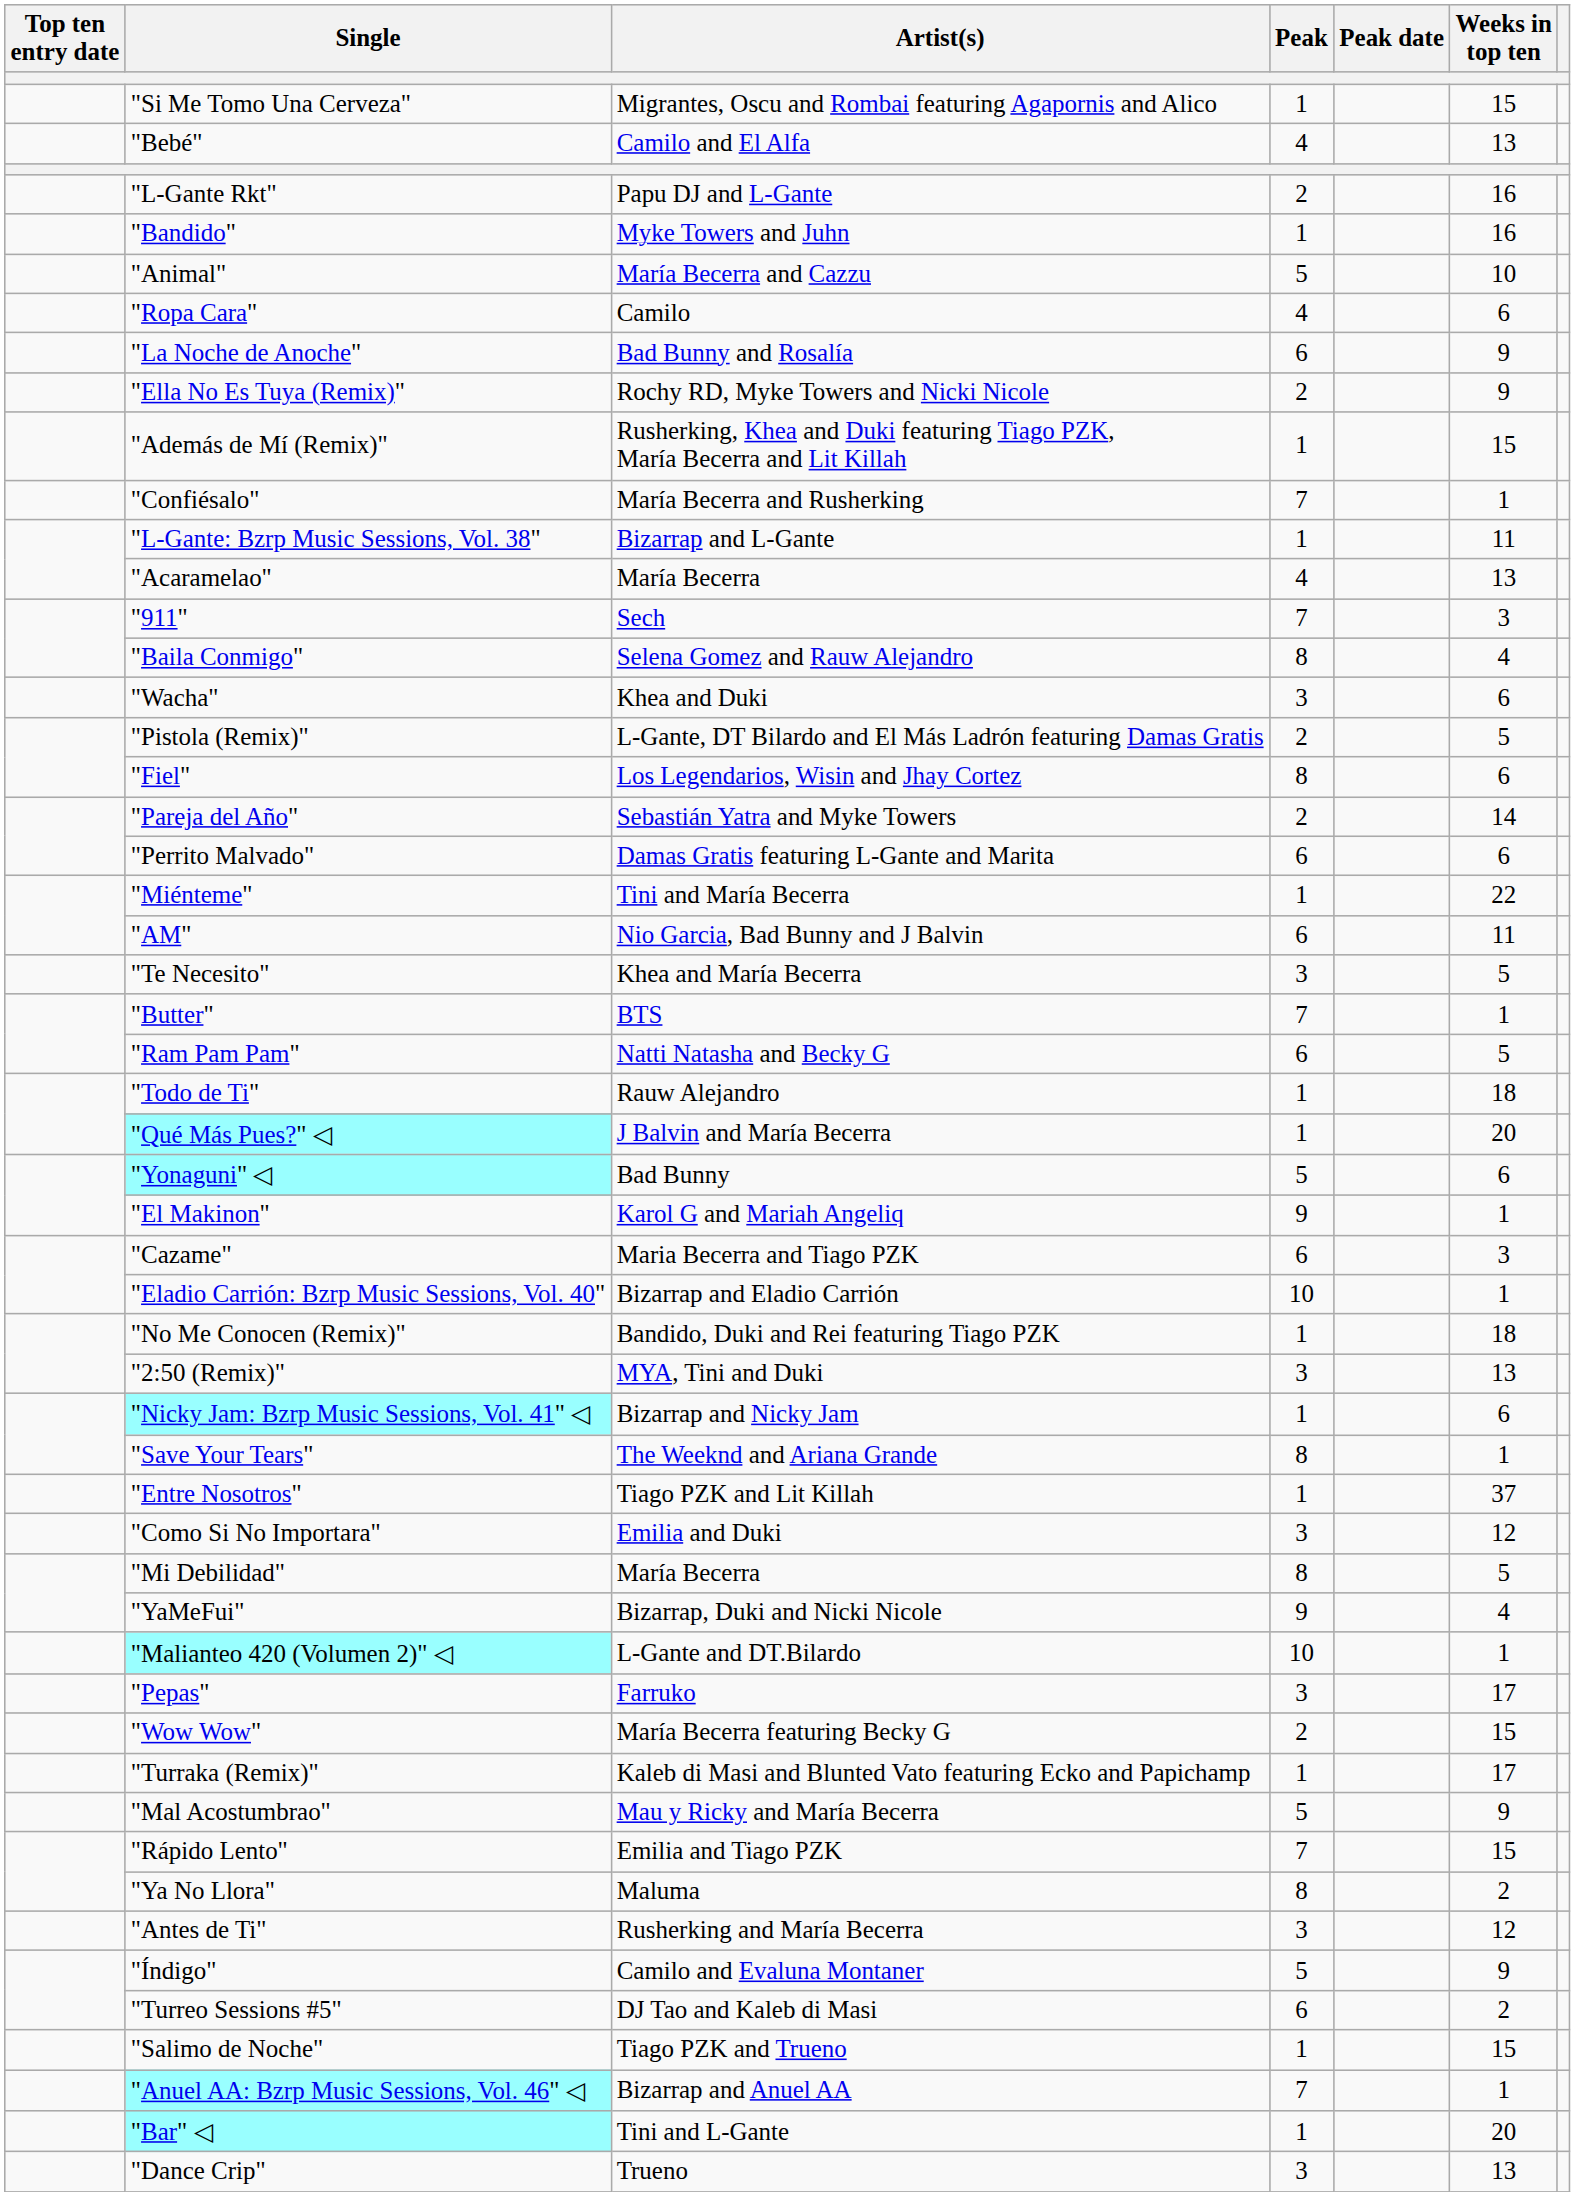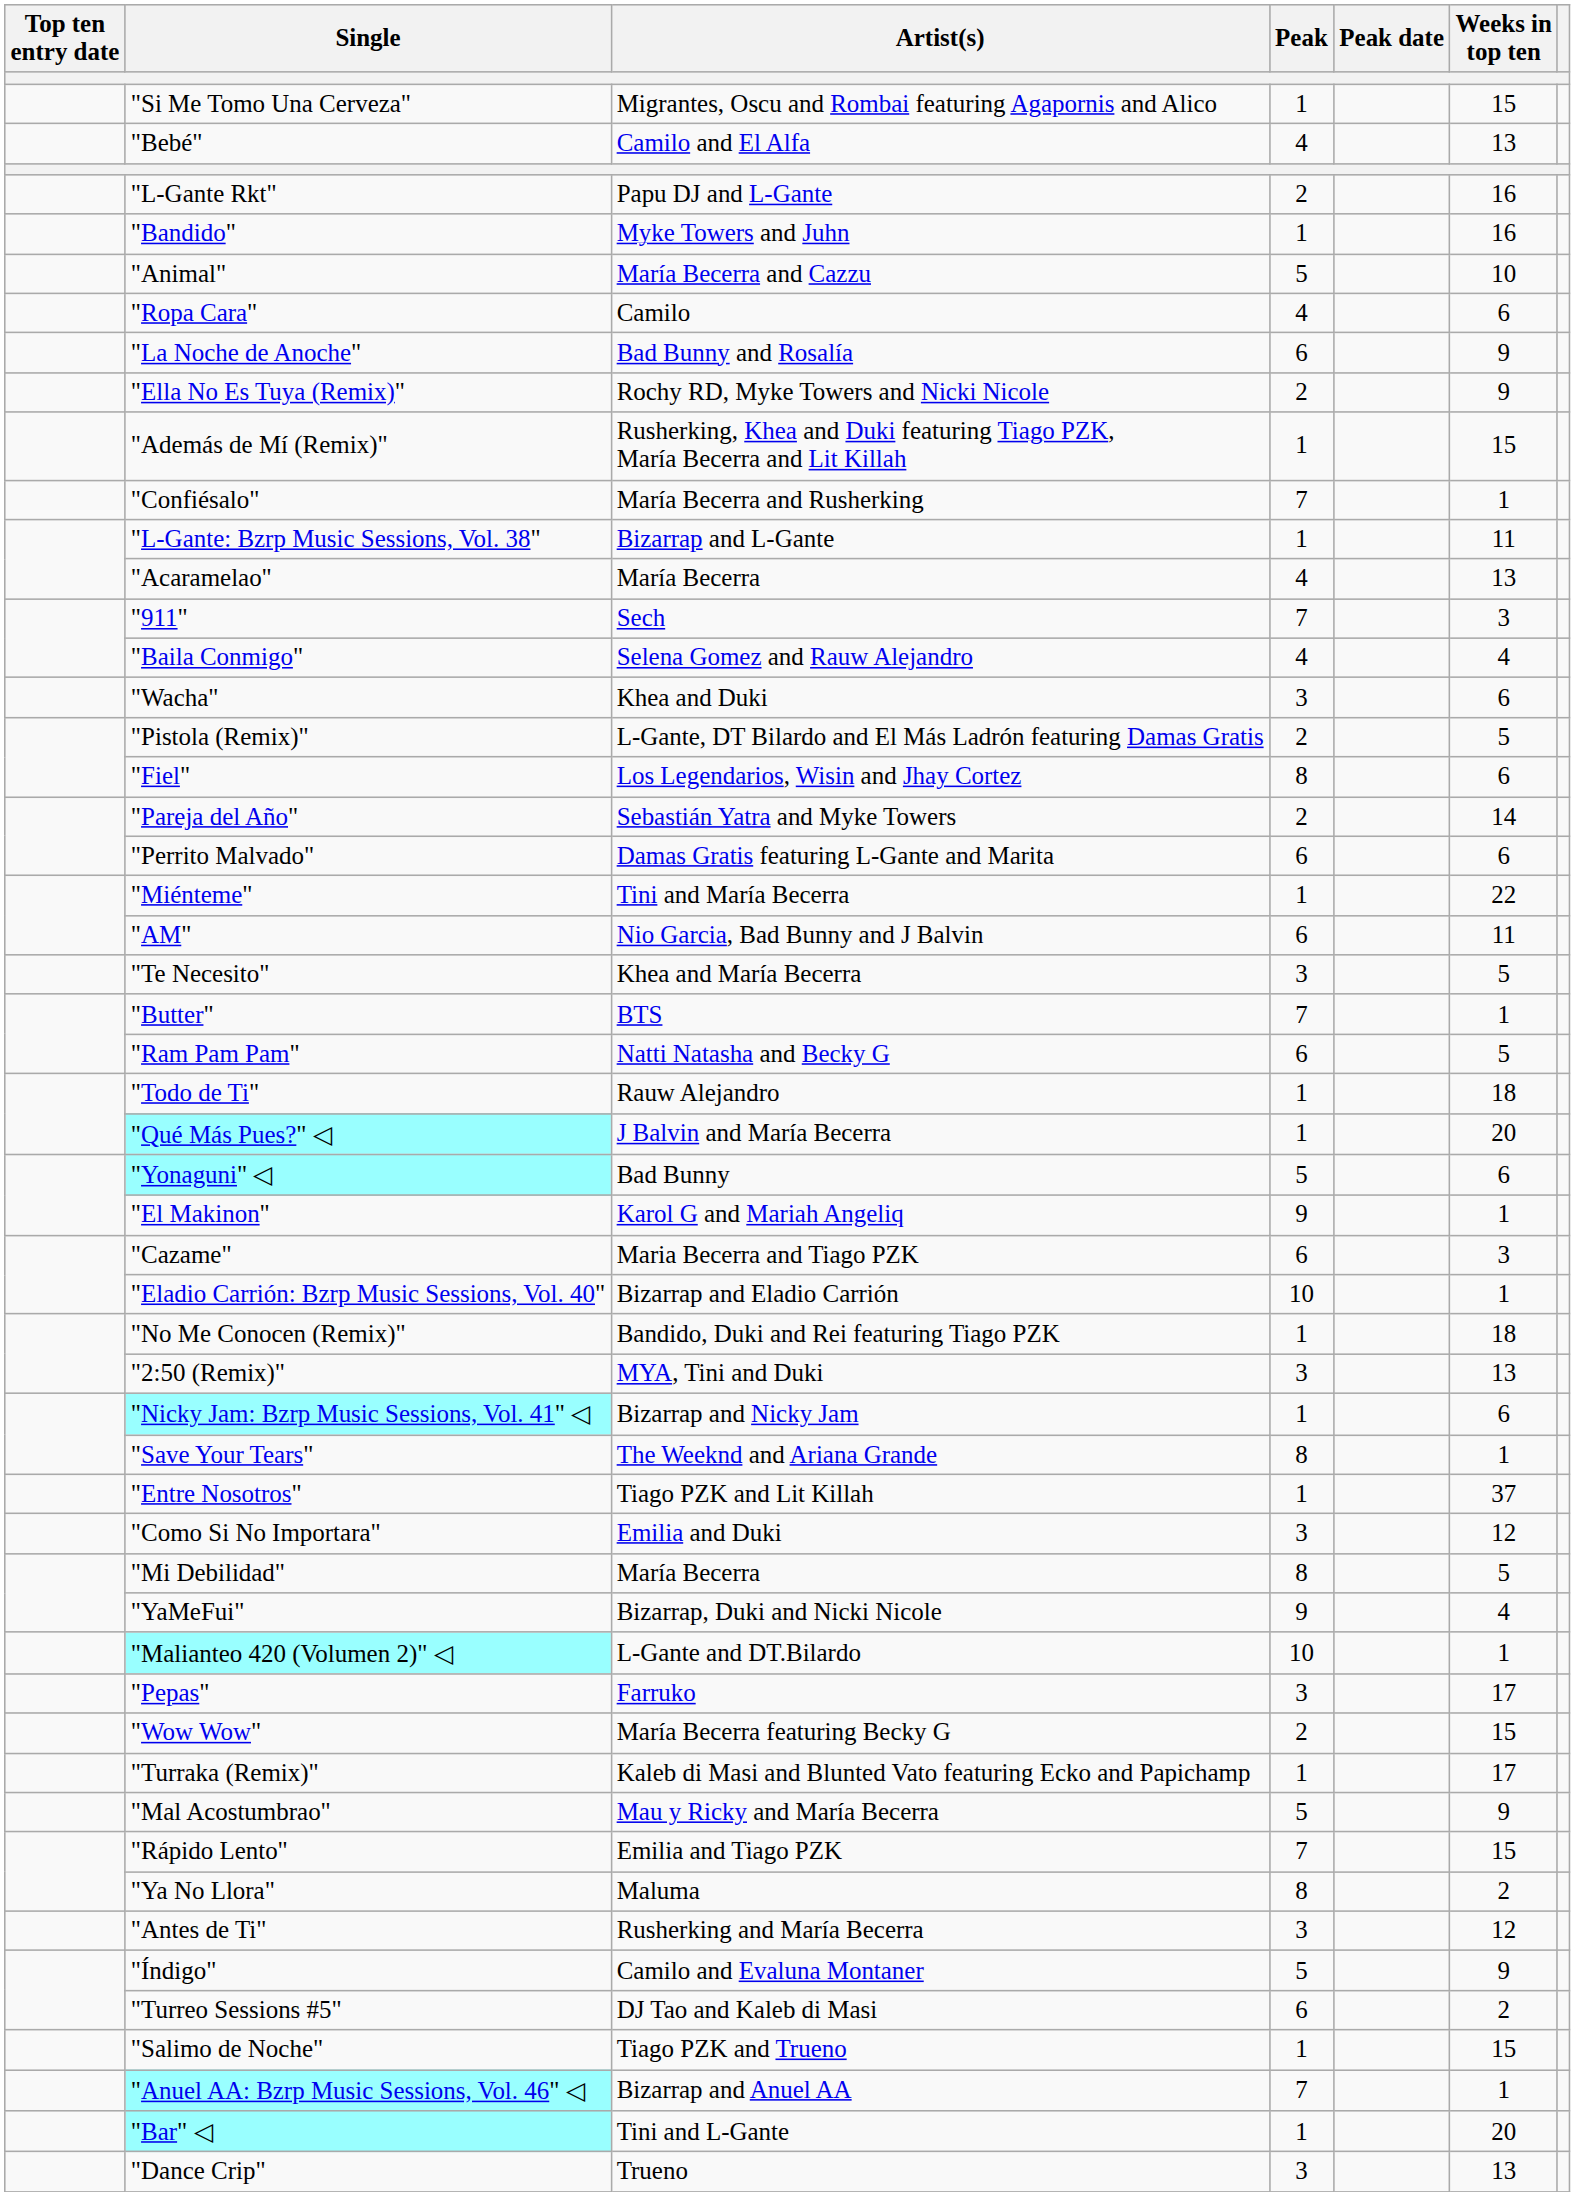(1301, 657) 8 -> (1301, 657) 4
